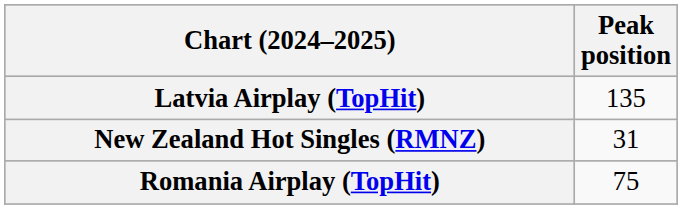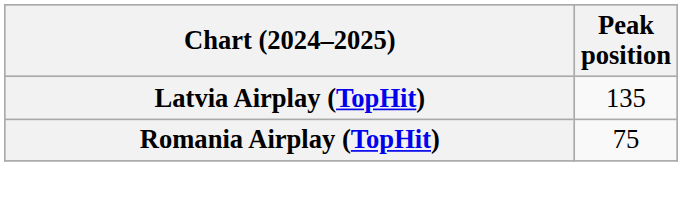- row: (290, 139)
